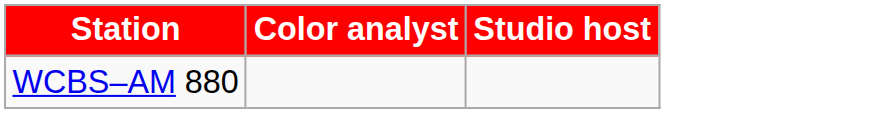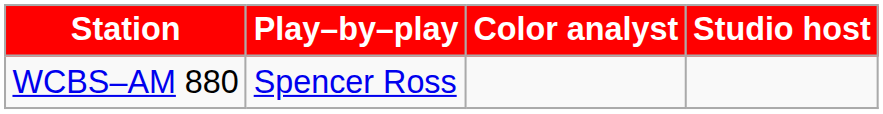+ column: (356, 30)
